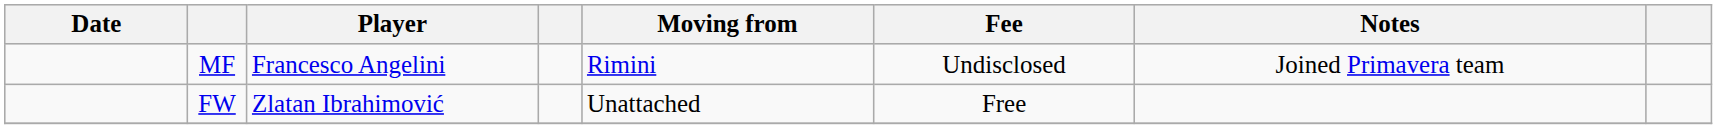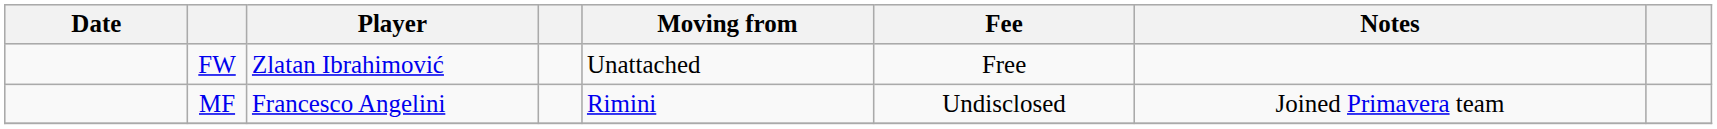rows swapped: (217, 103) <-> (217, 63)
